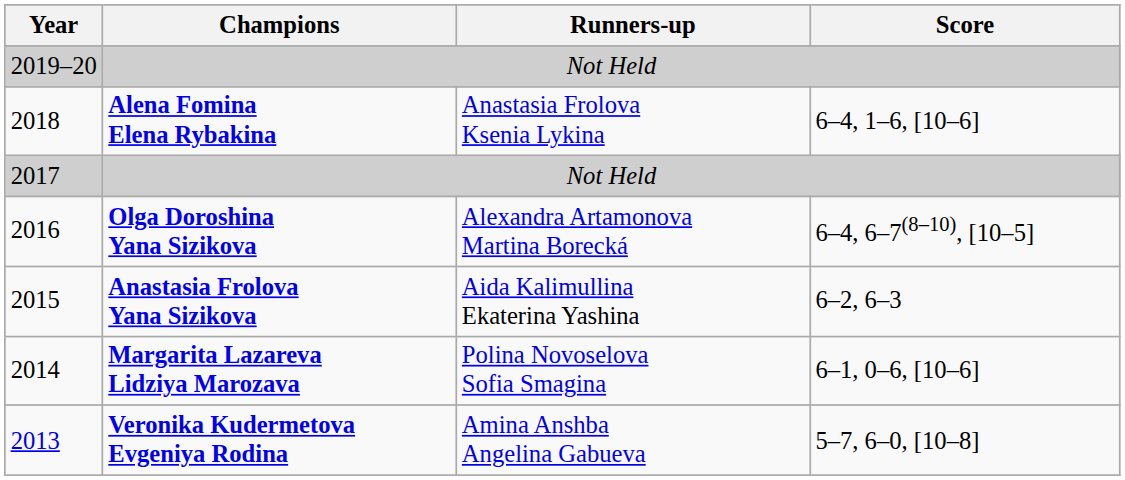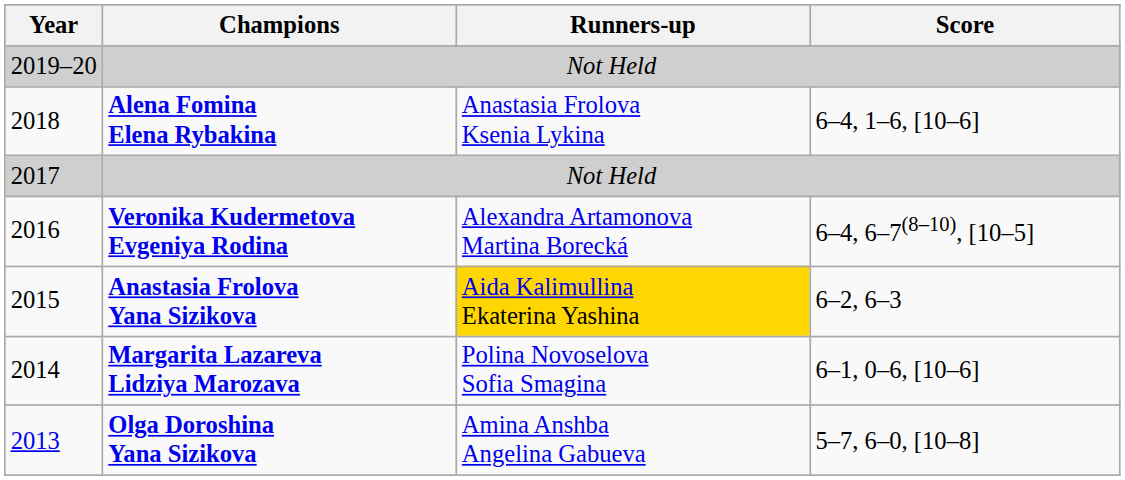(191, 231) Olga Doroshina Yana Sizikova -> (232, 231) Veronika Kudermetova Evgeniya Rodina
(551, 300) no background -> (551, 300) gold background
(232, 440) Veronika Kudermetova Evgeniya Rodina -> (191, 440) Olga Doroshina Yana Sizikova
